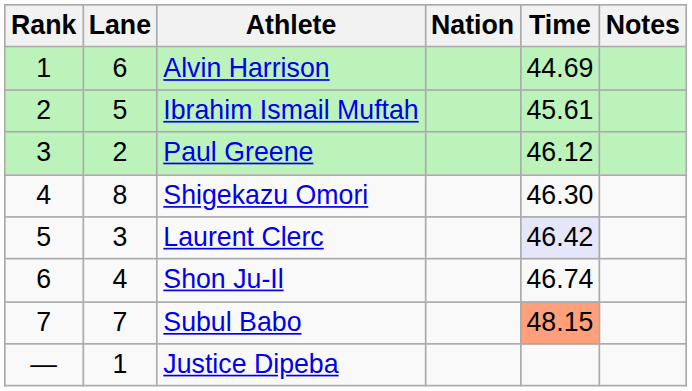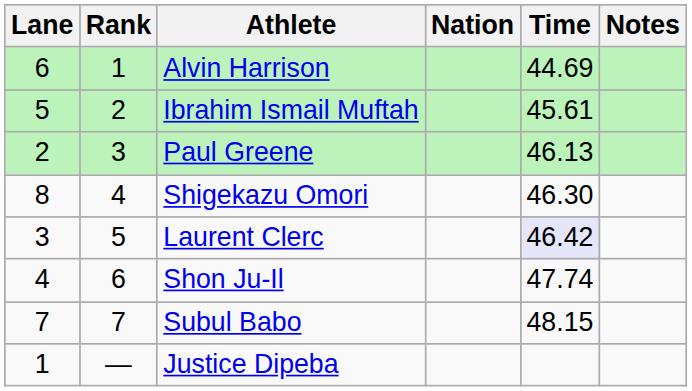columns swapped: (44, 25) <-> (120, 25)
(560, 152) 46.12 -> (560, 152) 46.13
(560, 279) 46.74 -> (560, 279) 47.74
(560, 322) lightsalmon background -> (560, 322) no background
